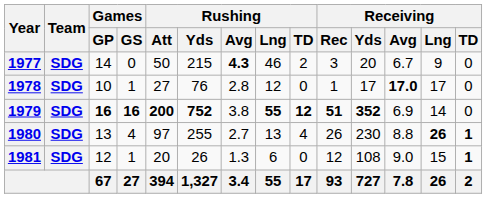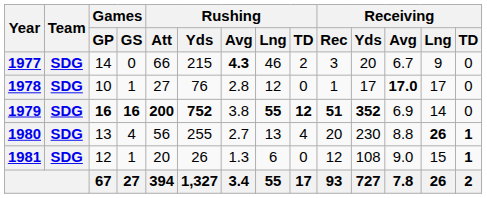(162, 63) 50 -> (162, 63) 66
(162, 134) 97 -> (162, 134) 56
(334, 134) 26 -> (334, 134) 20
